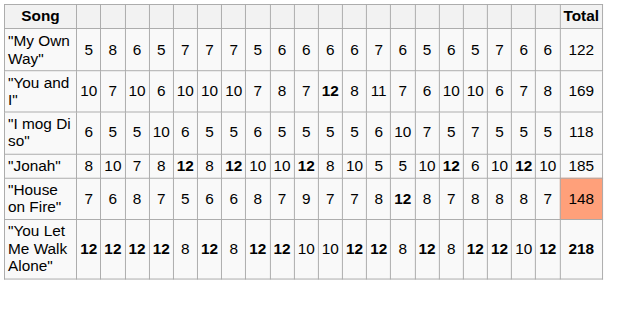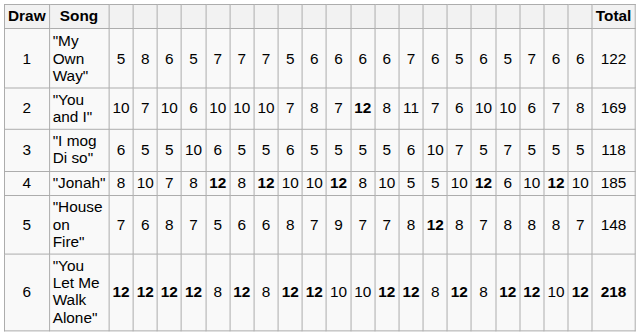+ column: (27, 16)
(581, 198) lightsalmon background -> (614, 224) no background
